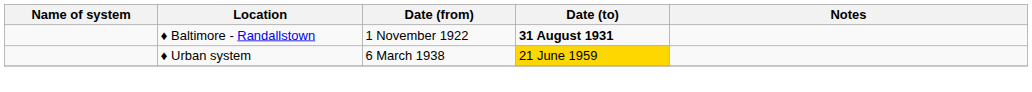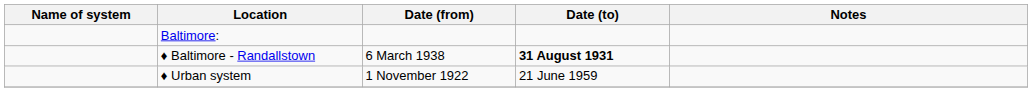+ row: (190, 35)
(417, 35) 1 November 1922 -> (405, 55) 6 March 1938
(405, 55) 6 March 1938 -> (417, 76) 1 November 1922
(558, 55) gold background -> (558, 76) no background
